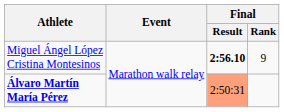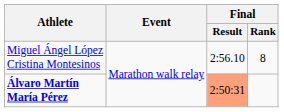(227, 58) bold -> (227, 58) normal
(263, 58) 9 -> (263, 58) 8
